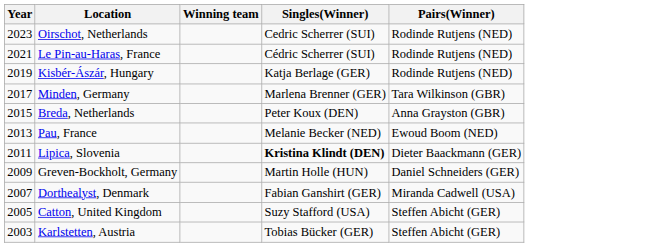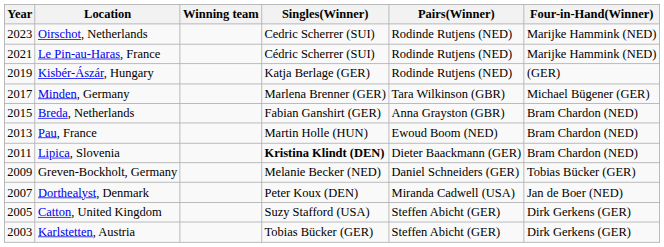+ column: (592, 14)
(311, 113) Peter Koux (DEN) -> (323, 113) Fabian Ganshirt (GER)
(323, 133) Melanie Becker (NED) -> (316, 133) Martin Holle (HUN)
(316, 172) Martin Holle (HUN) -> (323, 172) Melanie Becker (NED)
(323, 192) Fabian Ganshirt (GER) -> (311, 192) Peter Koux (DEN)
